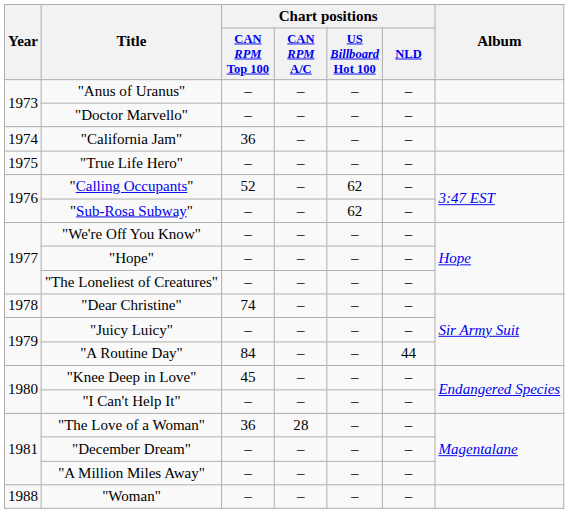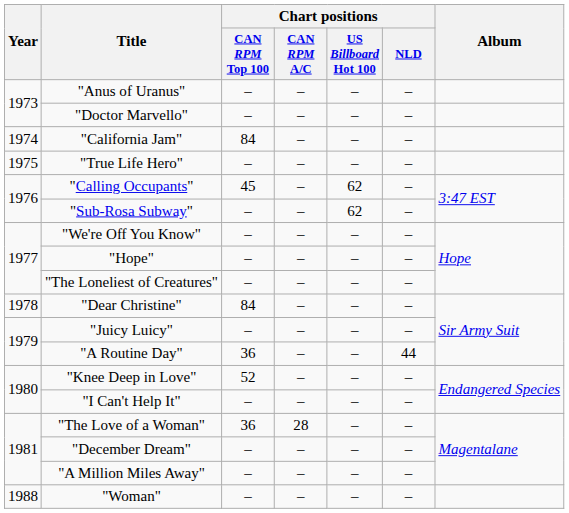(248, 139) 36 -> (248, 139) 84
(248, 186) 52 -> (248, 186) 45
(248, 306) 74 -> (248, 306) 84
(248, 353) 84 -> (248, 353) 36
(248, 377) 45 -> (248, 377) 52
